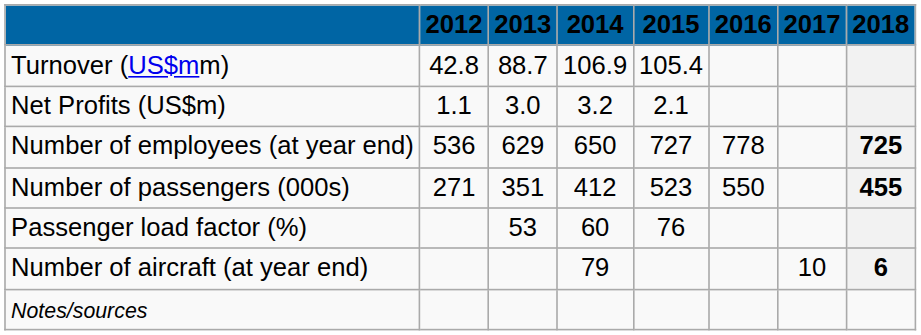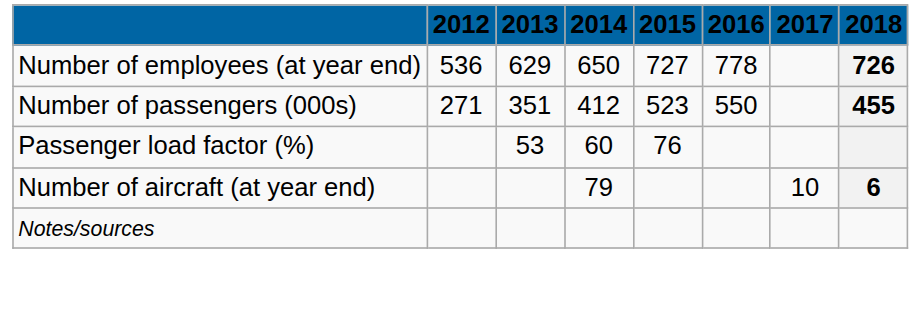- row: (120, 65)
- row: (119, 106)
(881, 146) 725 -> (874, 65) 726
